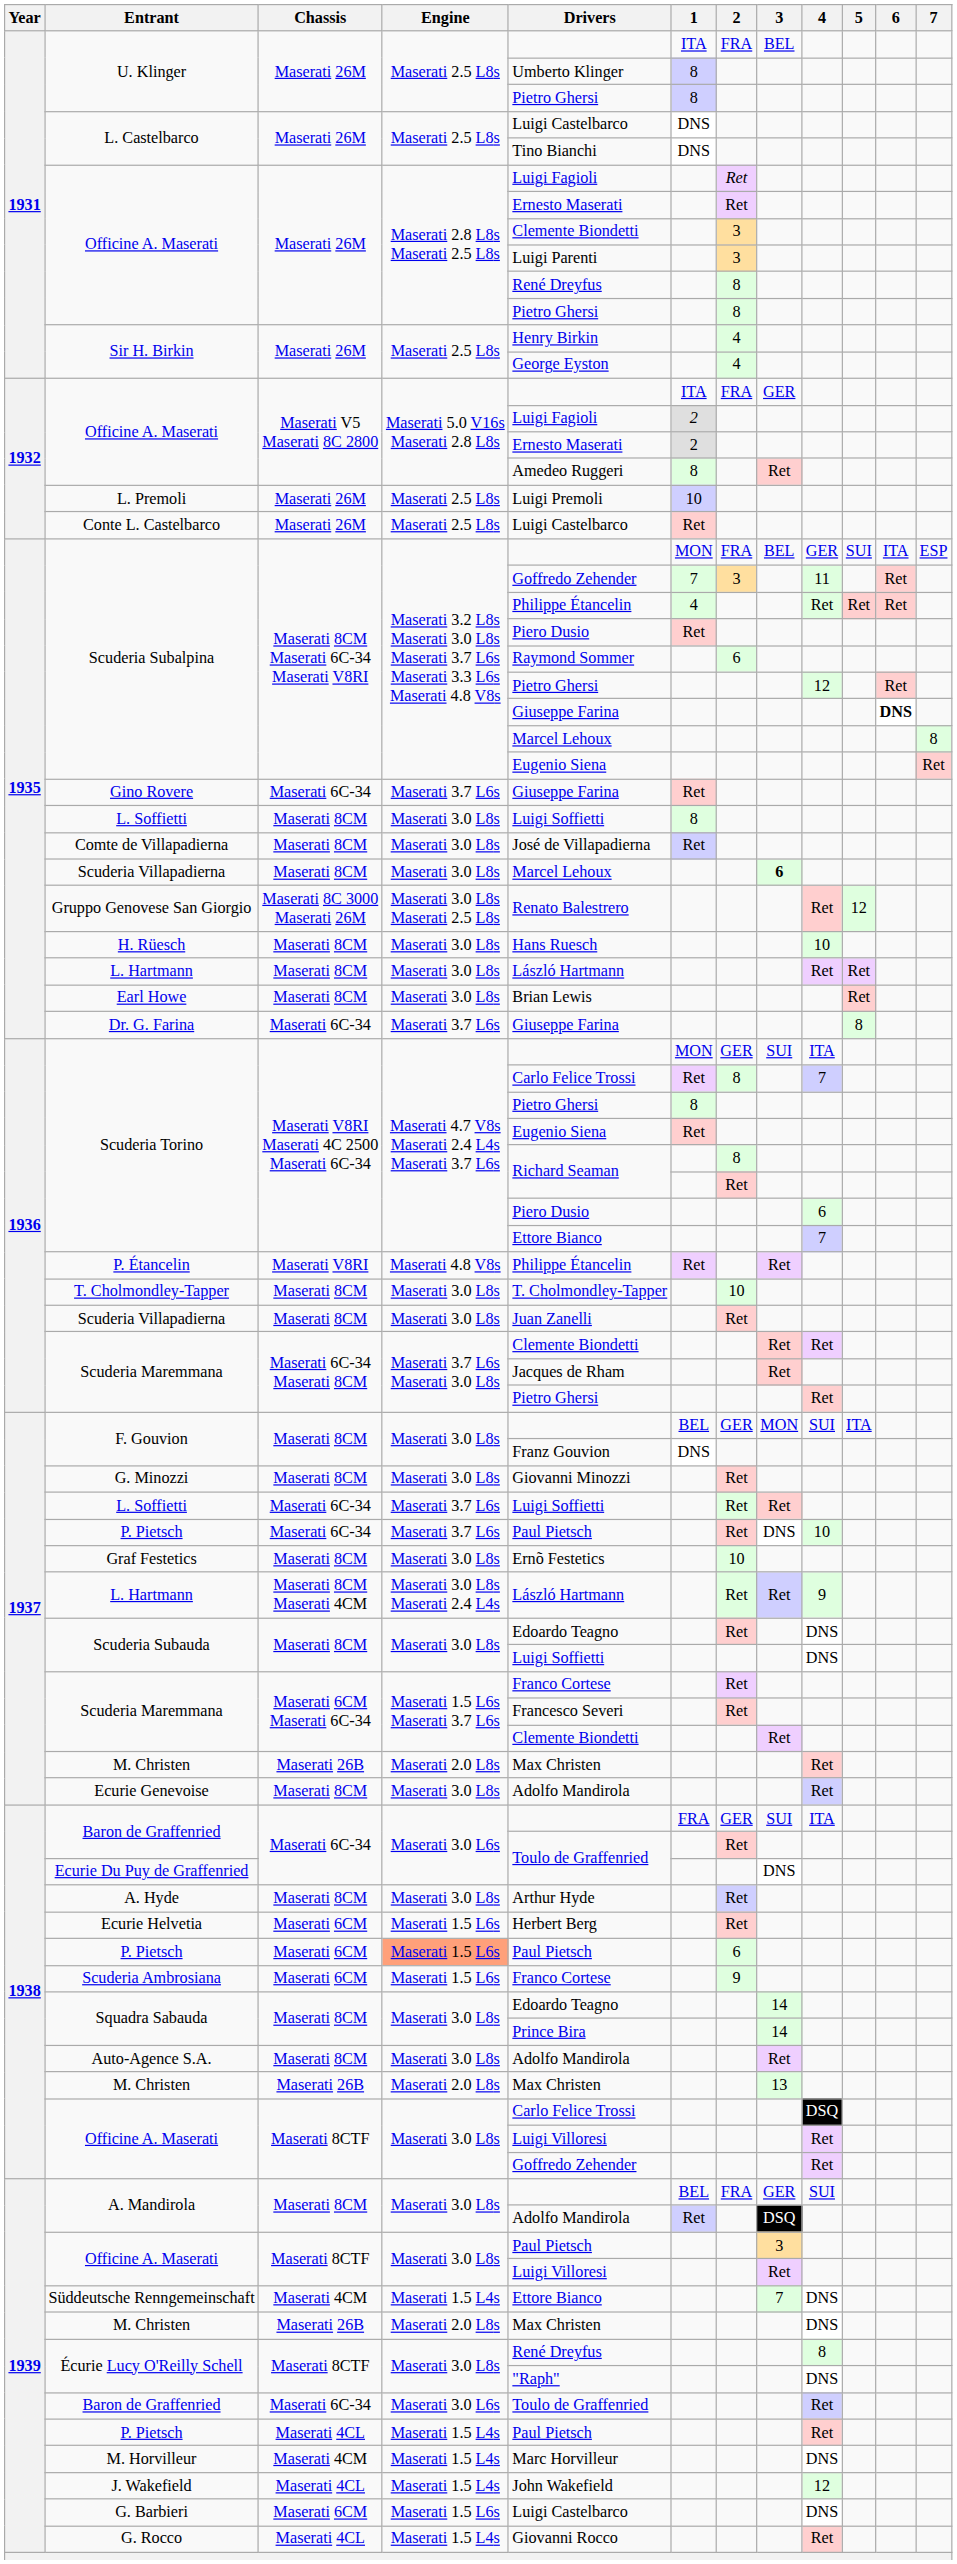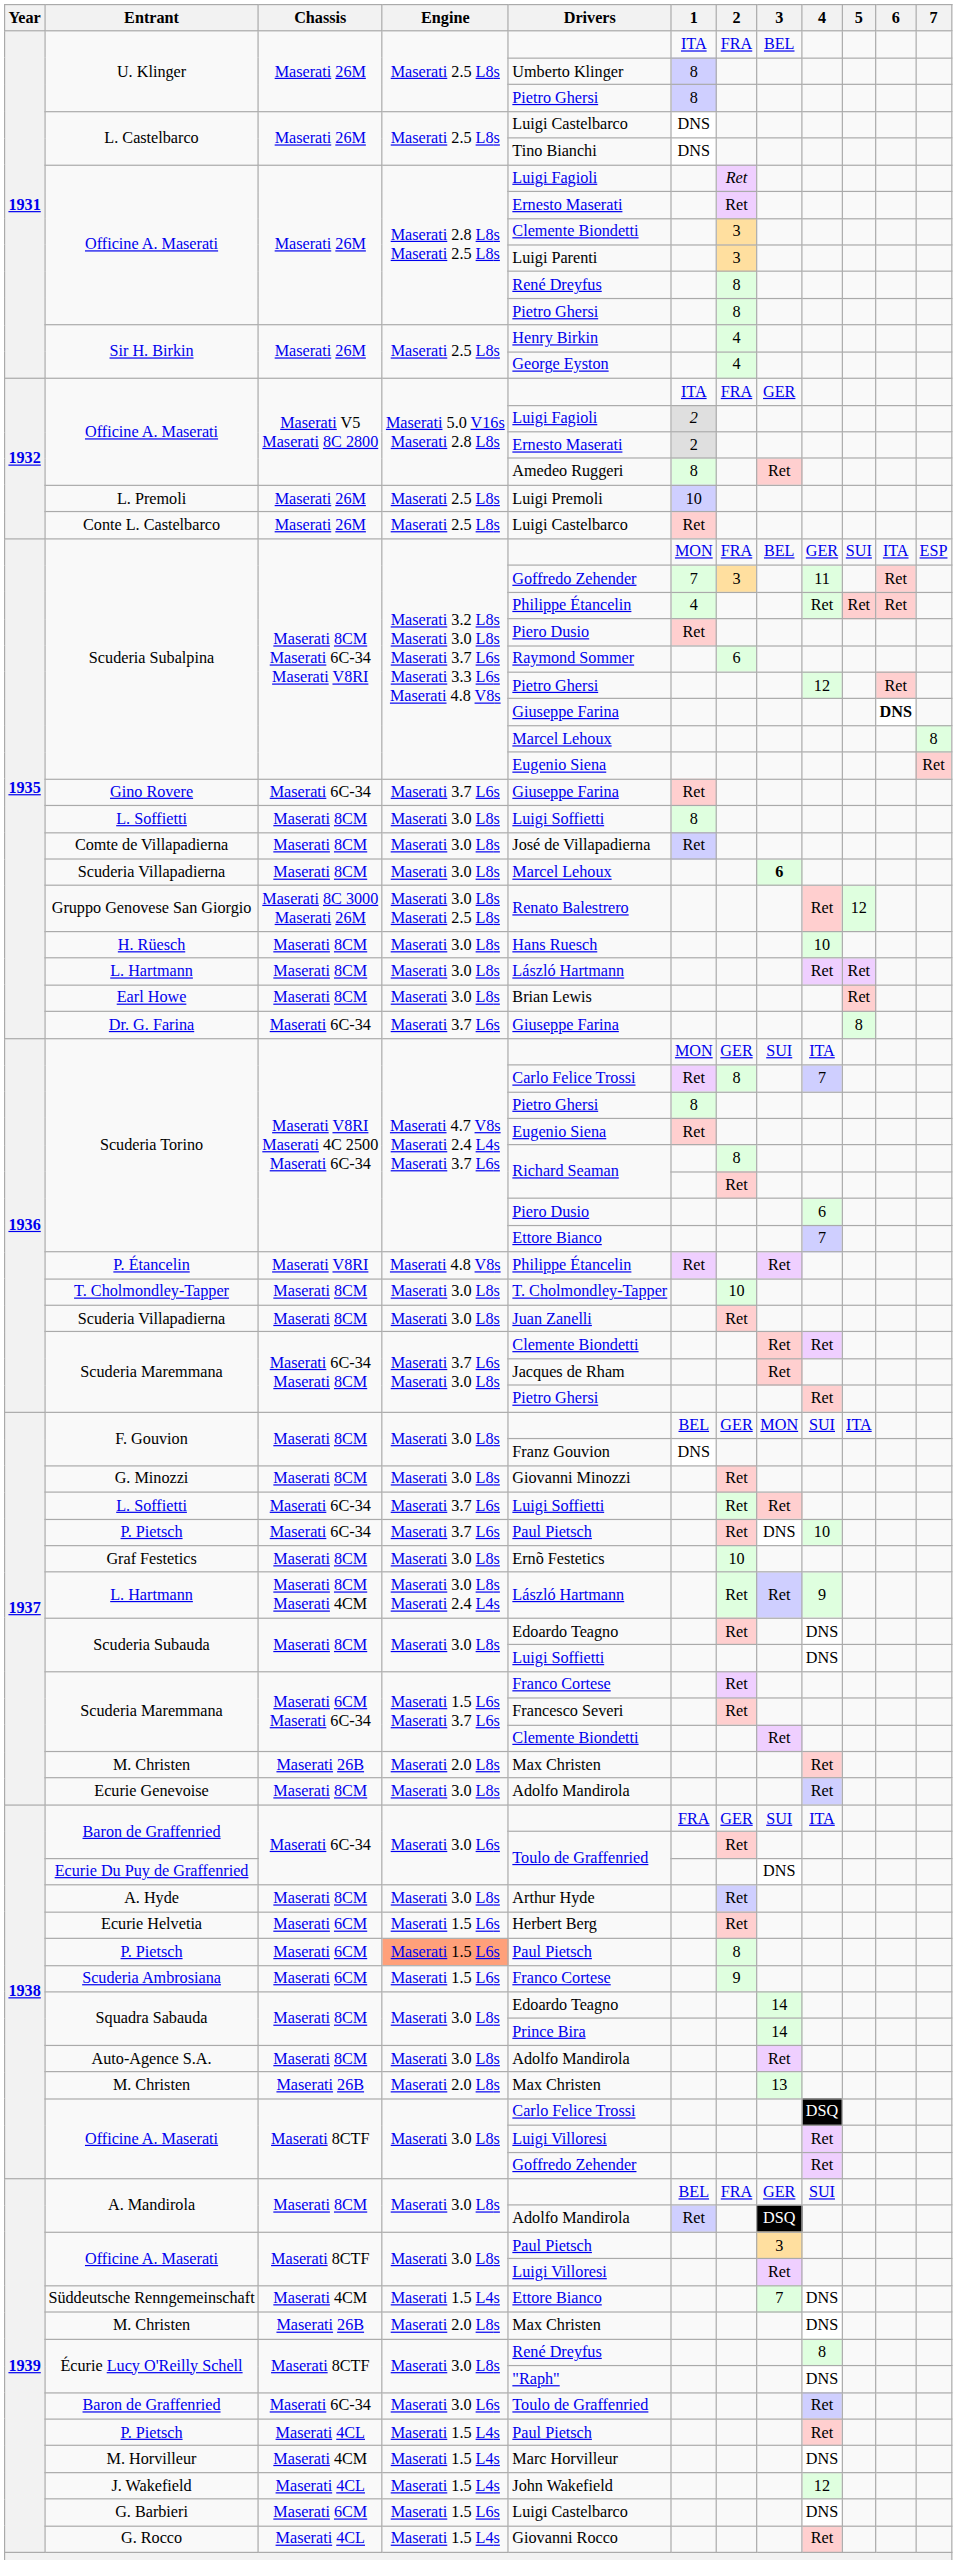(737, 1951) 6 -> (737, 1951) 8
